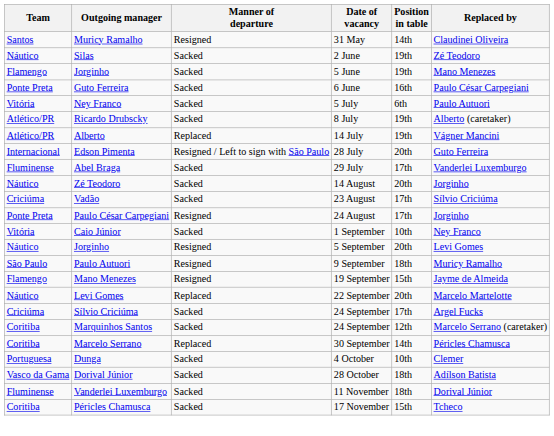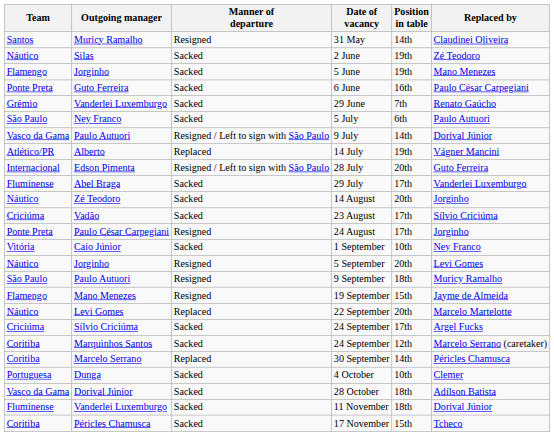+ row: (120, 103)
(21, 103) Vitória -> (27, 119) São Paulo
- row: (111, 119)
+ row: (102, 135)
